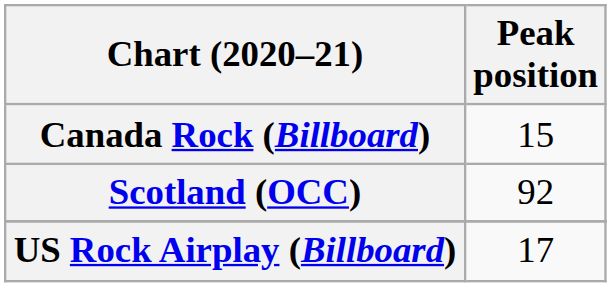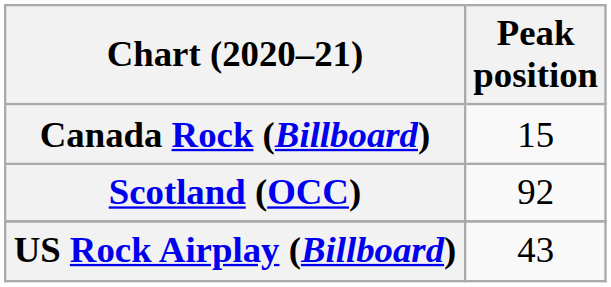(536, 250) 17 -> (536, 250) 43
